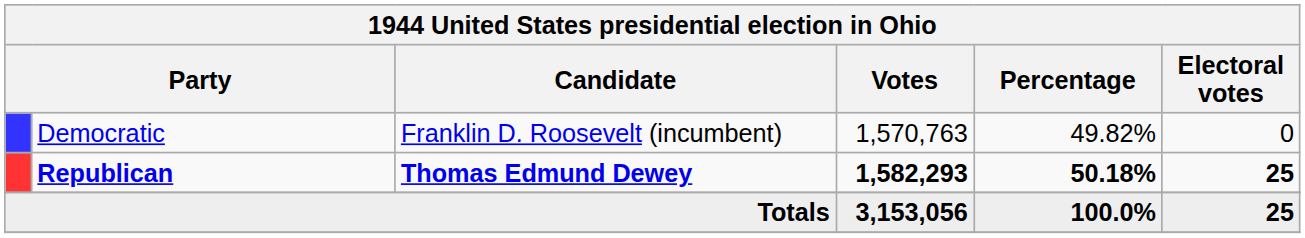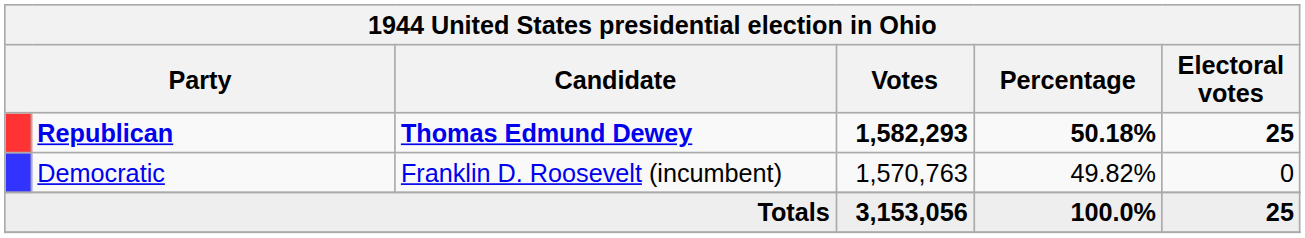rows swapped: (105, 173) <-> (101, 133)
